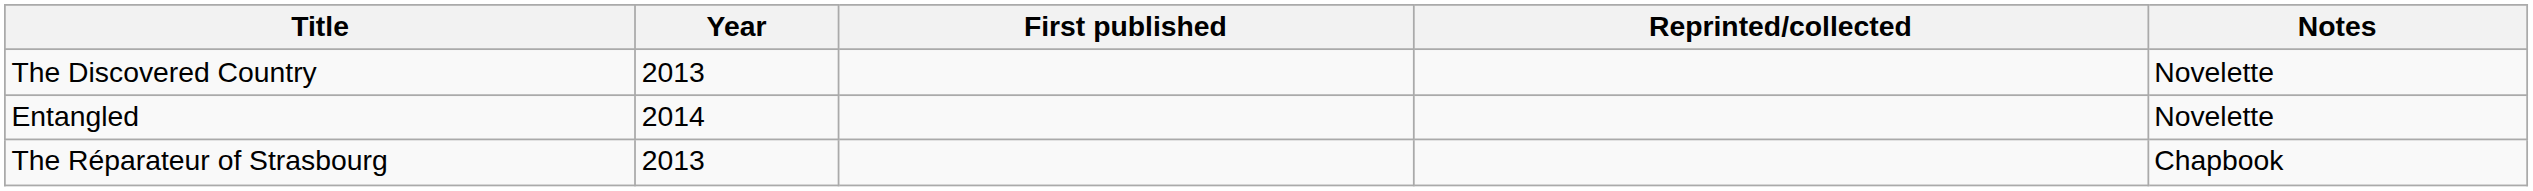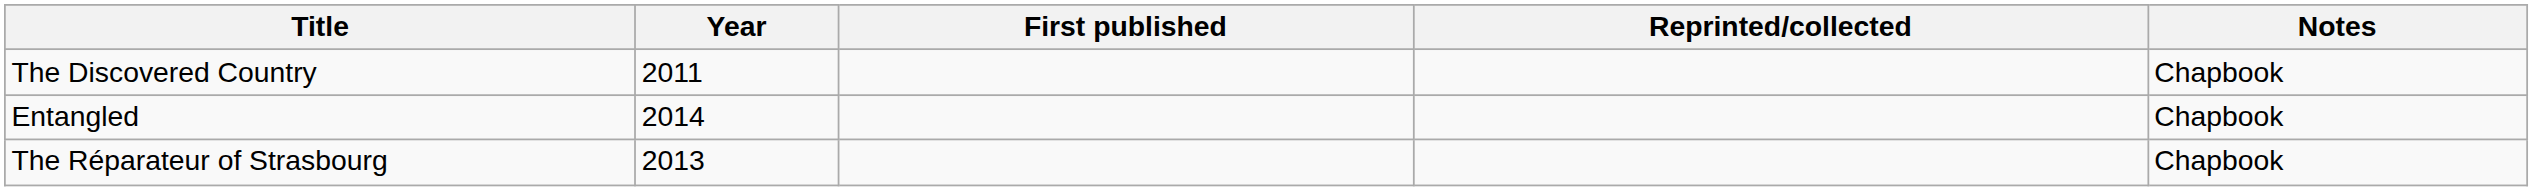(673, 71) 2013 -> (672, 71) 2011
(2214, 71) Novelette -> (2219, 71) Chapbook
(2214, 116) Novelette -> (2219, 116) Chapbook
